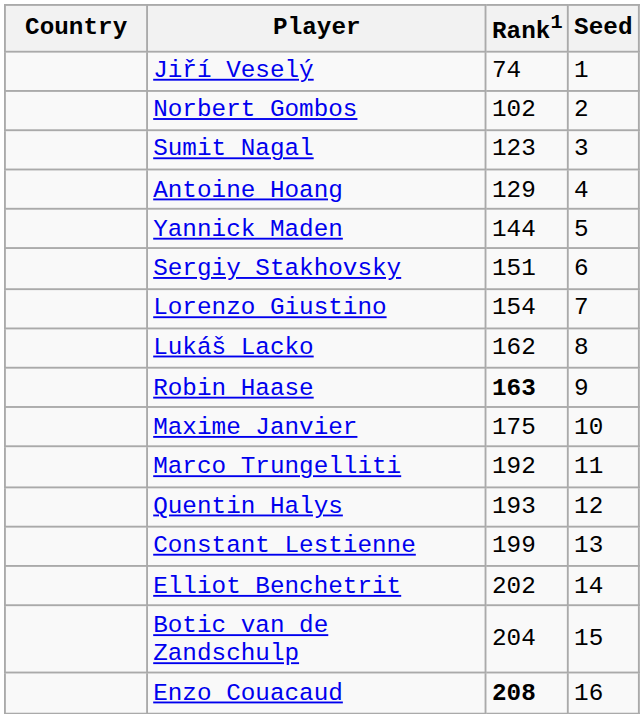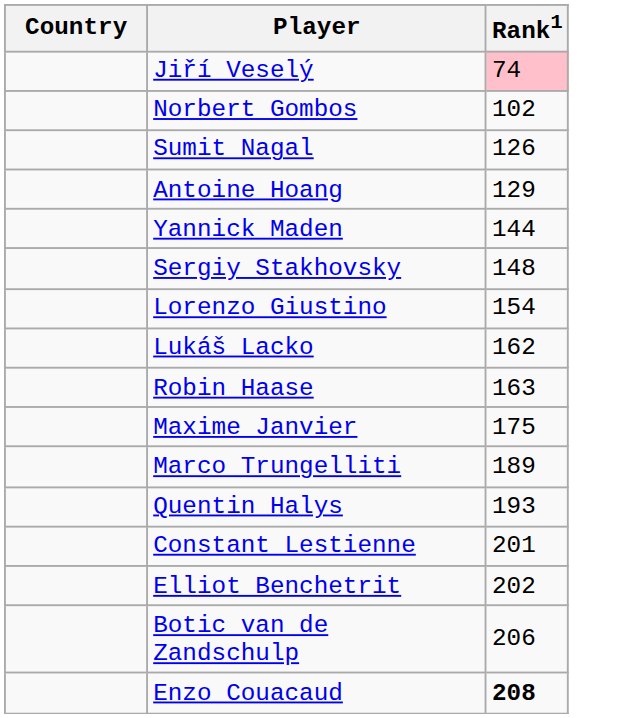- column: (603, 28)
(507, 71) no background -> (507, 71) pink background
(514, 150) 123 -> (514, 150) 126
(514, 269) 151 -> (514, 269) 148
(514, 388) bold -> (514, 388) normal
(514, 467) 192 -> (514, 467) 189
(514, 546) 199 -> (514, 546) 201
(514, 639) 204 -> (514, 639) 206
